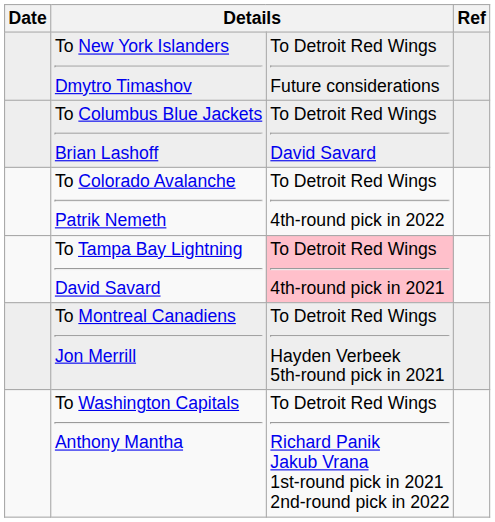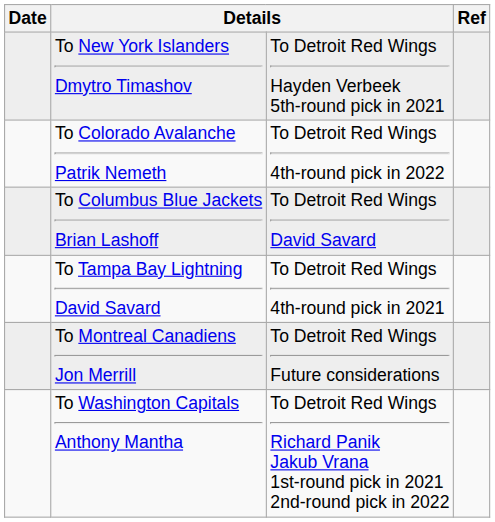(360, 66) To Detroit Red Wings Future considerations -> (360, 76) To Detroit Red Wings Hayden Verbeek 5th-round pick in 2021
rows swapped: (159, 201) <-> (159, 133)
(360, 268) pink background -> (360, 288) no background
(360, 346) To Detroit Red Wings Hayden Verbeek 5th-round pick in 2021 -> (360, 356) To Detroit Red Wings Future considerations
